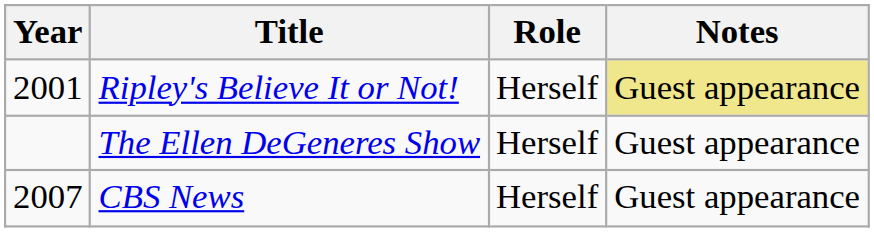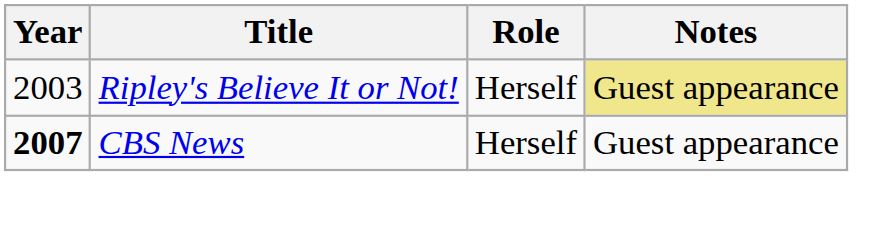(48, 87) 2001 -> (48, 87) 2003
- row: (289, 142)
(48, 197) normal -> (48, 142) bold
